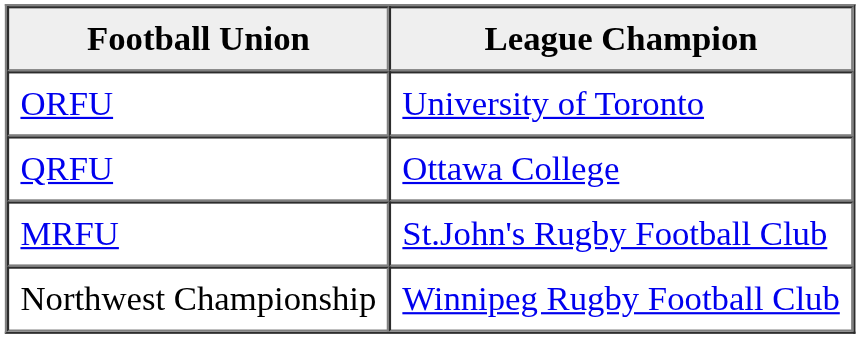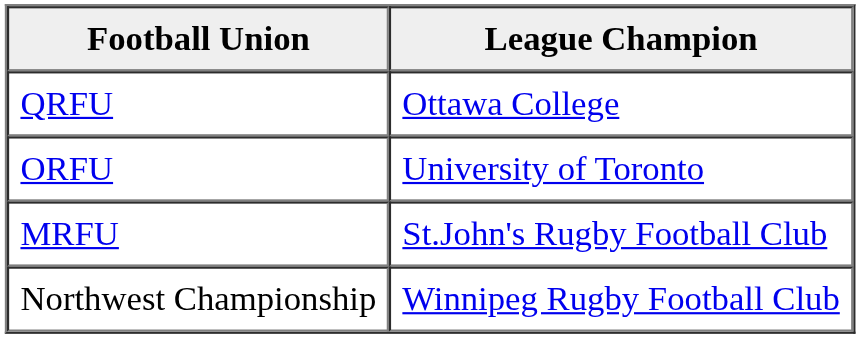rows swapped: (67, 103) <-> (67, 168)
